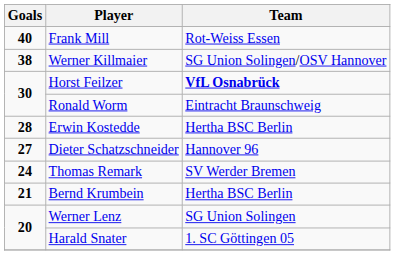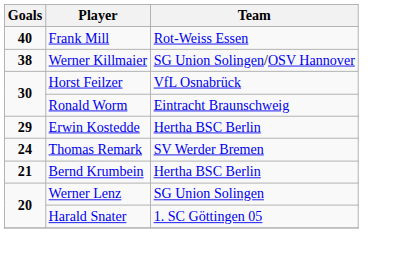(232, 82) bold -> (197, 82) normal
(25, 127) 28 -> (25, 127) 29
- row: (114, 149)
